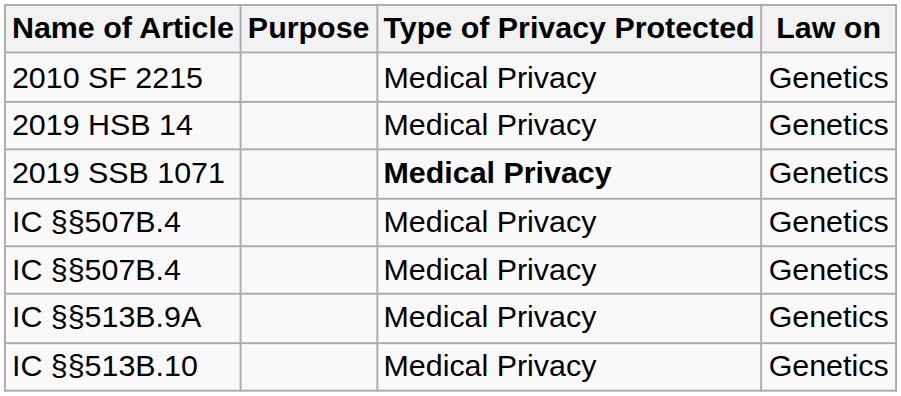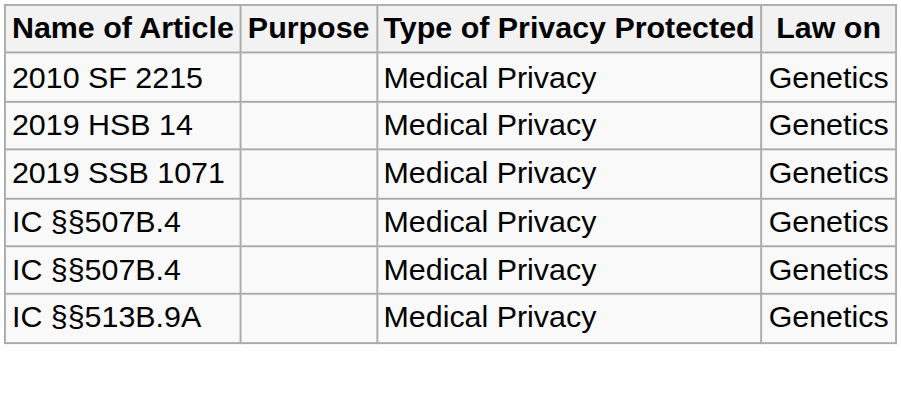(498, 173) bold -> (490, 173) normal
- row: (105, 366)
